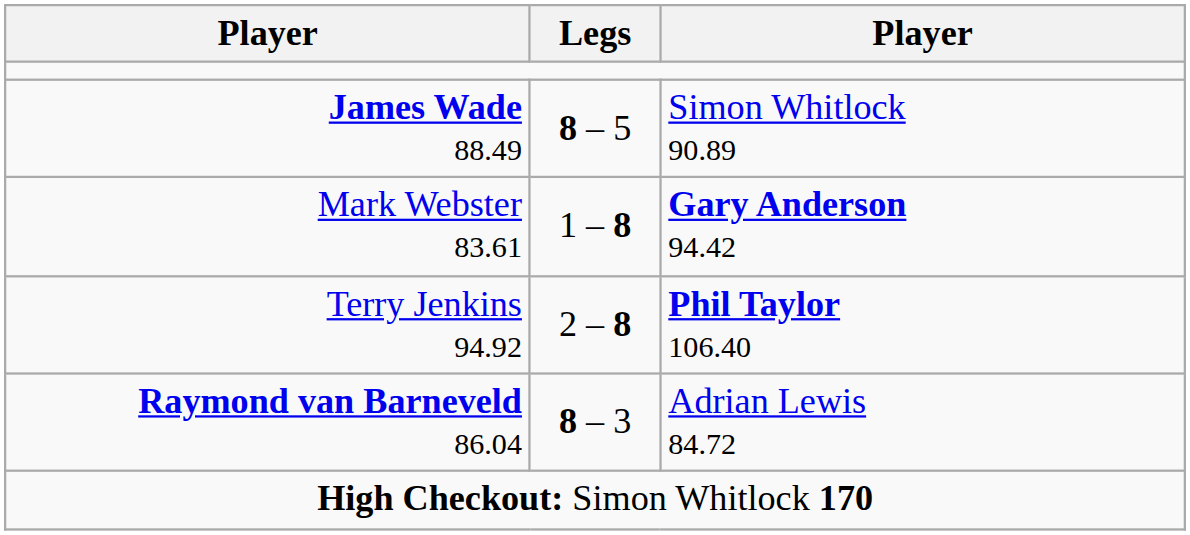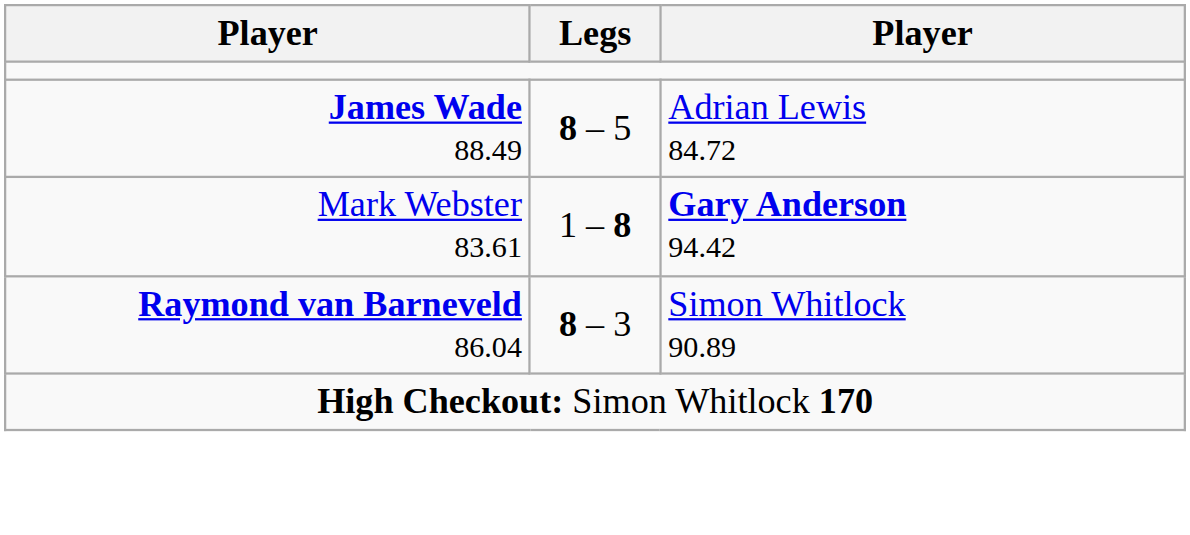(787, 127) Simon Whitlock 90.89 -> (767, 127) Adrian Lewis 84.72
- row: (424, 323)
(767, 421) Adrian Lewis 84.72 -> (787, 323) Simon Whitlock 90.89
